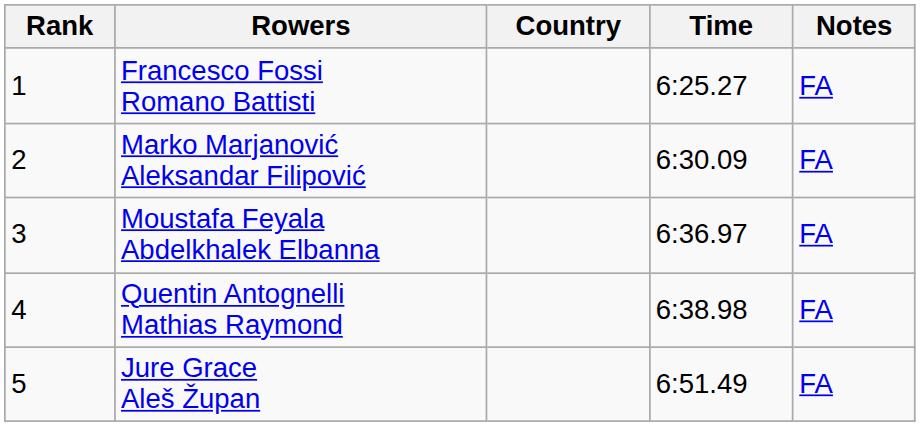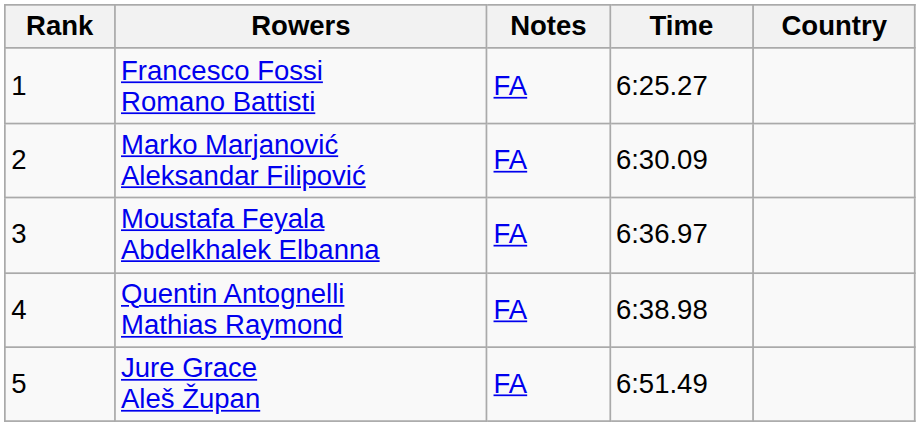columns swapped: (568, 26) <-> (854, 26)
